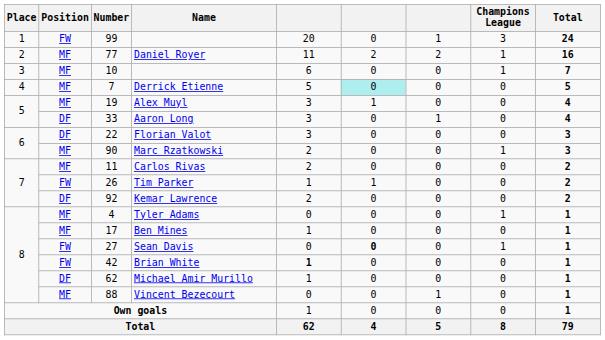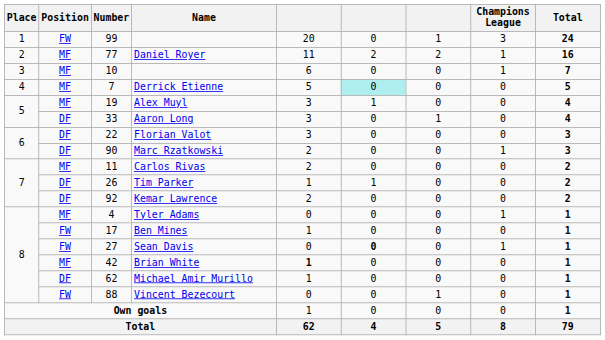(65, 152) MF -> (65, 152) DF
(65, 183) FW -> (65, 183) DF
(65, 231) MF -> (65, 231) FW
(65, 263) FW -> (65, 263) MF
(65, 295) MF -> (65, 295) FW
